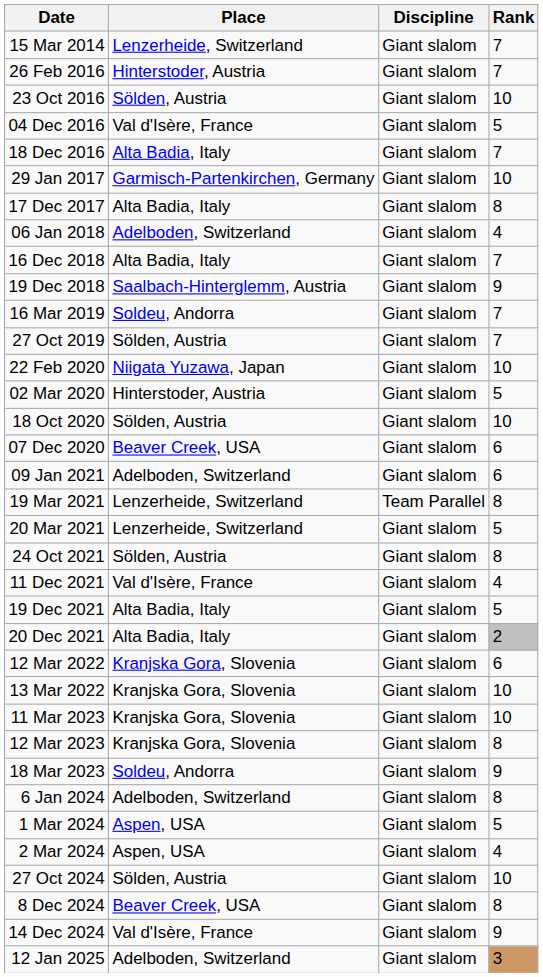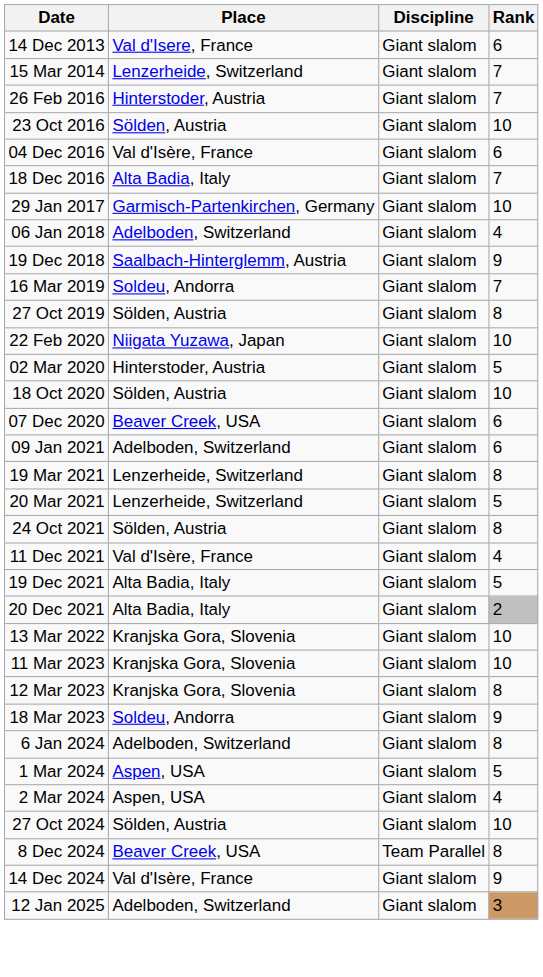+ row: (57, 44)
(498, 125) 5 -> (498, 152) 6
- row: (57, 206)
- row: (57, 260)
(498, 340) 7 -> (498, 313) 8
(434, 502) Team Parallel -> (429, 475) Giant slalom
- row: (57, 663)
(429, 905) Giant slalom -> (434, 851) Team Parallel
